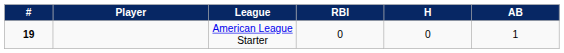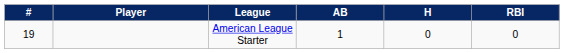columns swapped: (515, 12) <-> (340, 12)
(29, 34) bold -> (29, 34) normal
